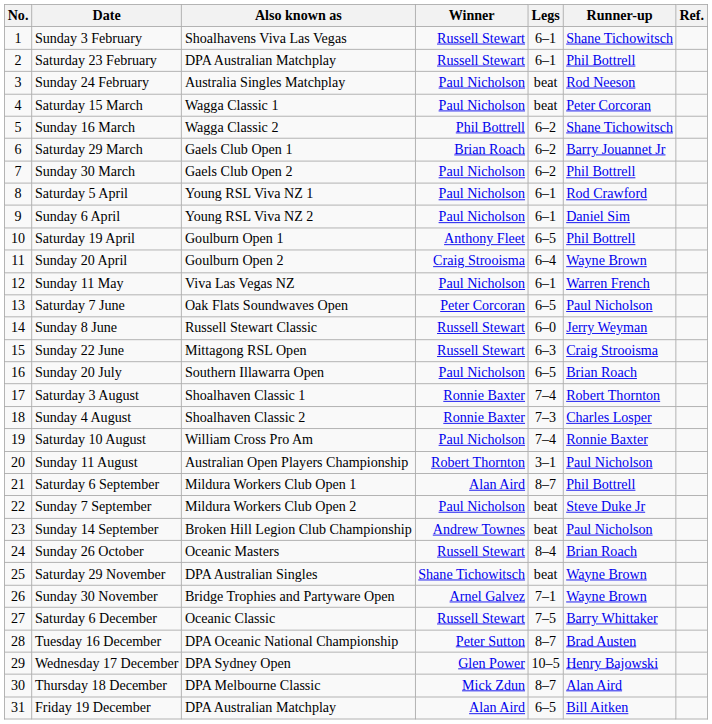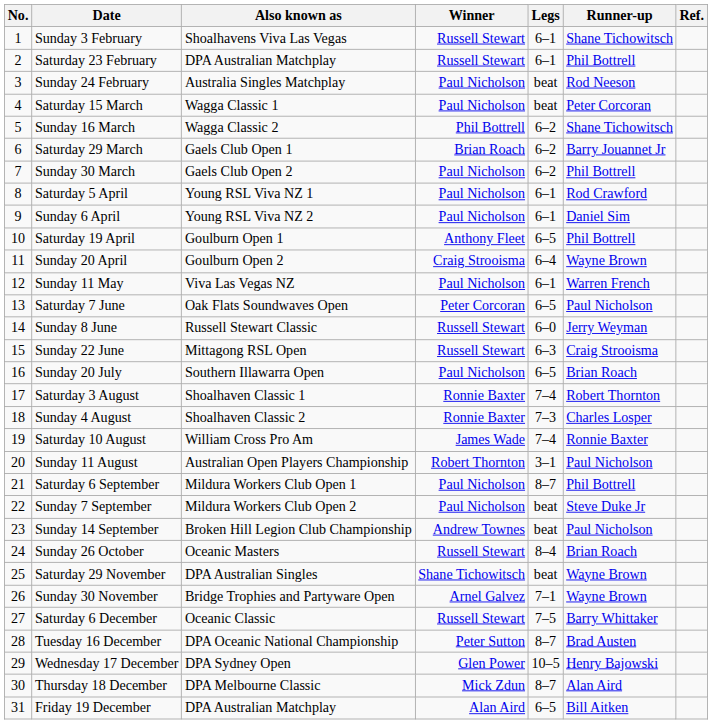(482, 439) Paul Nicholson -> (490, 439) James Wade
(497, 484) Alan Aird -> (482, 484) Paul Nicholson
